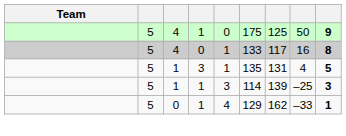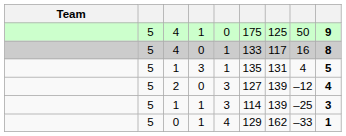+ row: (176, 87)
